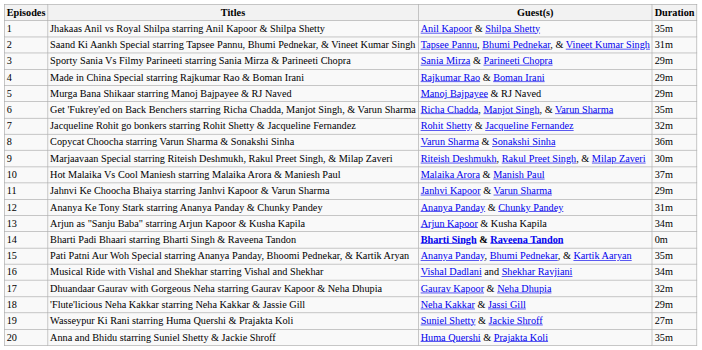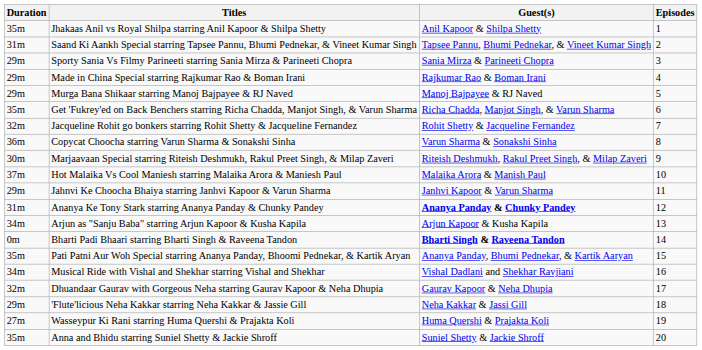columns swapped: (26, 12) <-> (675, 12)
(492, 207) normal -> (499, 207) bold
(482, 321) Suniel Shetty & Jackie Shroff -> (485, 321) Huma Quershi & Prajakta Koli
(484, 337) Huma Quershi & Prajakta Koli -> (483, 337) Suniel Shetty & Jackie Shroff
